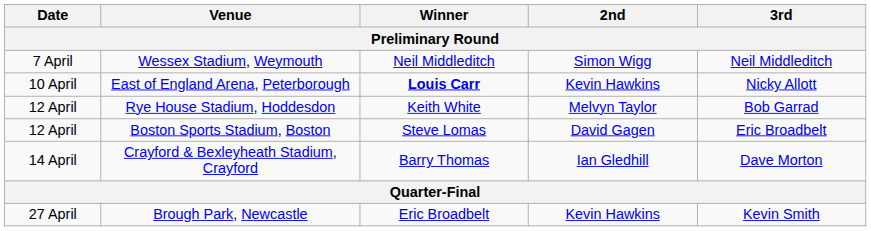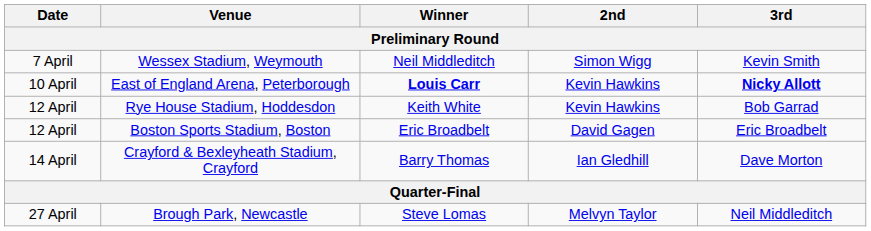(781, 61) Neil Middleditch -> (781, 61) Kevin Smith
(781, 84) normal -> (781, 84) bold
(613, 107) Melvyn Taylor -> (613, 107) Kevin Hawkins
(444, 130) Steve Lomas -> (444, 130) Eric Broadbelt
(444, 214) Eric Broadbelt -> (444, 214) Steve Lomas
(613, 214) Kevin Hawkins -> (613, 214) Melvyn Taylor
(781, 214) Kevin Smith -> (781, 214) Neil Middleditch
